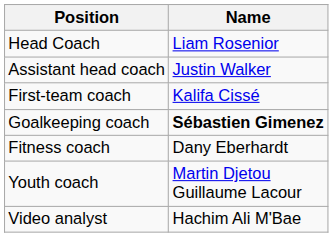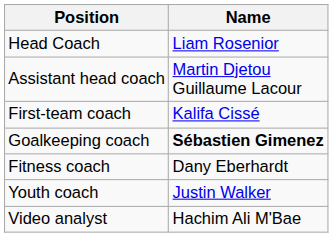(222, 69) Justin Walker -> (237, 79) Martin Djetou Guillaume Lacour
(237, 183) Martin Djetou Guillaume Lacour -> (222, 192) Justin Walker
